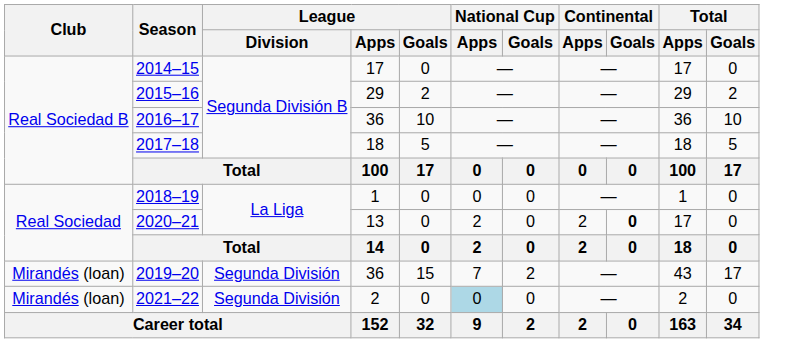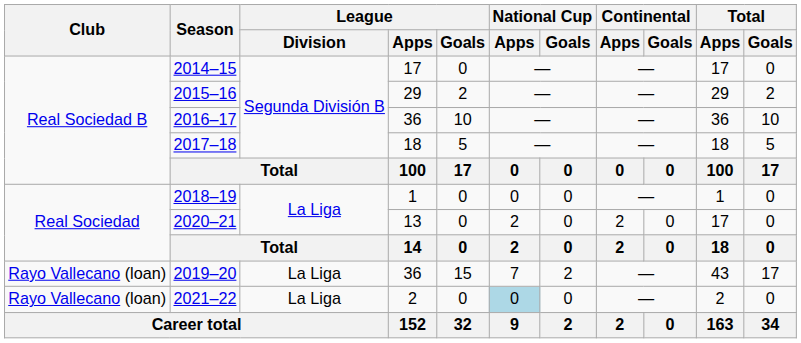(633, 222) bold -> (670, 222) normal
(68, 273) Mirandés (loan) -> (87, 273) Rayo Vallecano (loan)
(277, 273) Segunda División -> (314, 273) La Liga
(68, 299) Mirandés (loan) -> (87, 299) Rayo Vallecano (loan)
(277, 299) Segunda División -> (314, 299) La Liga
